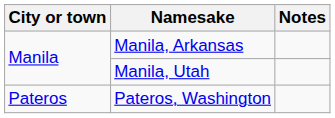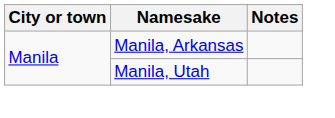- row: (193, 98)
